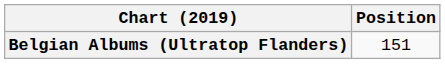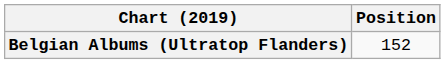(396, 45) 151 -> (396, 45) 152
